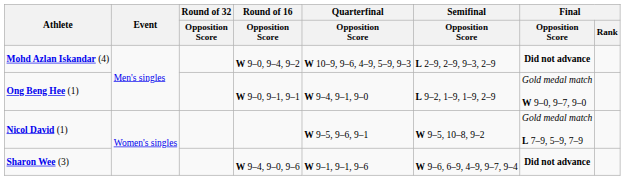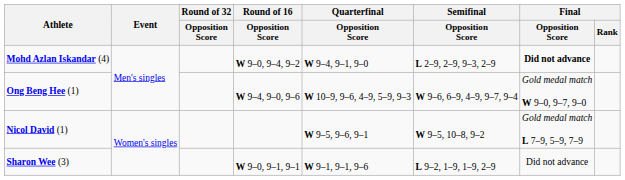(358, 65) W 10–9, 9–6, 4–9, 5–9, 9–3 -> (336, 65) W 9–4, 9–1, 9–0
(268, 97) W 9–0, 9–1, 9–1 -> (268, 97) W 9–4, 9–0, 9–6
(336, 97) W 9–4, 9–1, 9–0 -> (358, 97) W 10–9, 9–6, 4–9, 5–9, 9–3
(456, 97) L 9–2, 1–9, 1–9, 2–9 -> (467, 97) W 9–6, 6–9, 4–9, 9–7, 9–4
(268, 168) W 9–4, 9–0, 9–6 -> (268, 168) W 9–0, 9–1, 9–1
(467, 168) W 9–6, 6–9, 4–9, 9–7, 9–4 -> (456, 168) L 9–2, 1–9, 1–9, 2–9
(557, 162) bold -> (557, 162) normal
